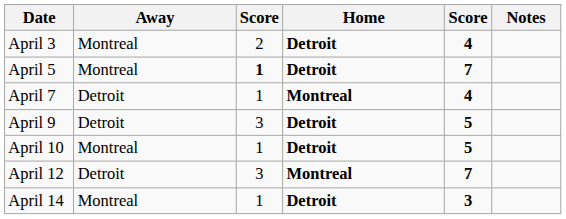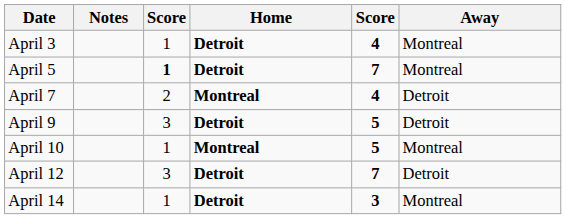columns swapped: (155, 17) <-> (526, 17)
(259, 43) 2 -> (167, 43) 1
(259, 95) 1 -> (167, 95) 2
(311, 148) Detroit -> (227, 148) Montreal
(319, 174) Montreal -> (219, 174) Detroit
